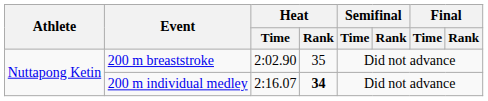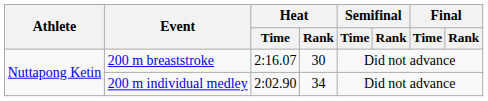(275, 61) 2:02.90 -> (275, 61) 2:16.07
(318, 61) 35 -> (318, 61) 30
(275, 84) 2:16.07 -> (275, 84) 2:02.90
(318, 84) bold -> (318, 84) normal
